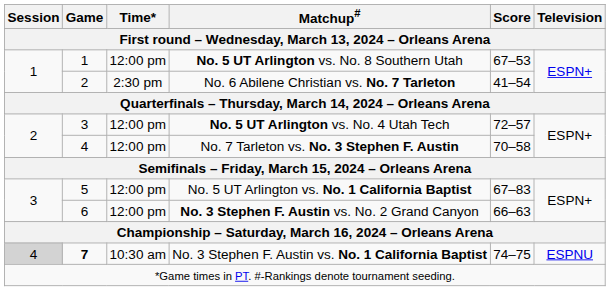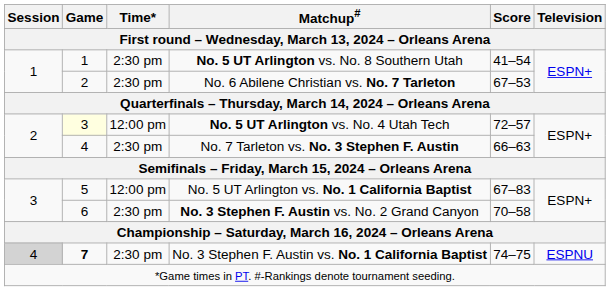(138, 61) 12:00 pm -> (138, 61) 2:30 pm
(512, 61) 67–53 -> (512, 61) 41–54
(512, 82) 41–54 -> (512, 82) 67–53
(84, 125) no background -> (84, 125) lightyellow background
(138, 147) 12:00 pm -> (138, 147) 2:30 pm
(512, 147) 70–58 -> (512, 147) 66–63
(138, 211) 12:00 pm -> (138, 211) 2:30 pm
(512, 211) 66–63 -> (512, 211) 70–58
(138, 254) 10:30 am -> (138, 254) 2:30 pm
